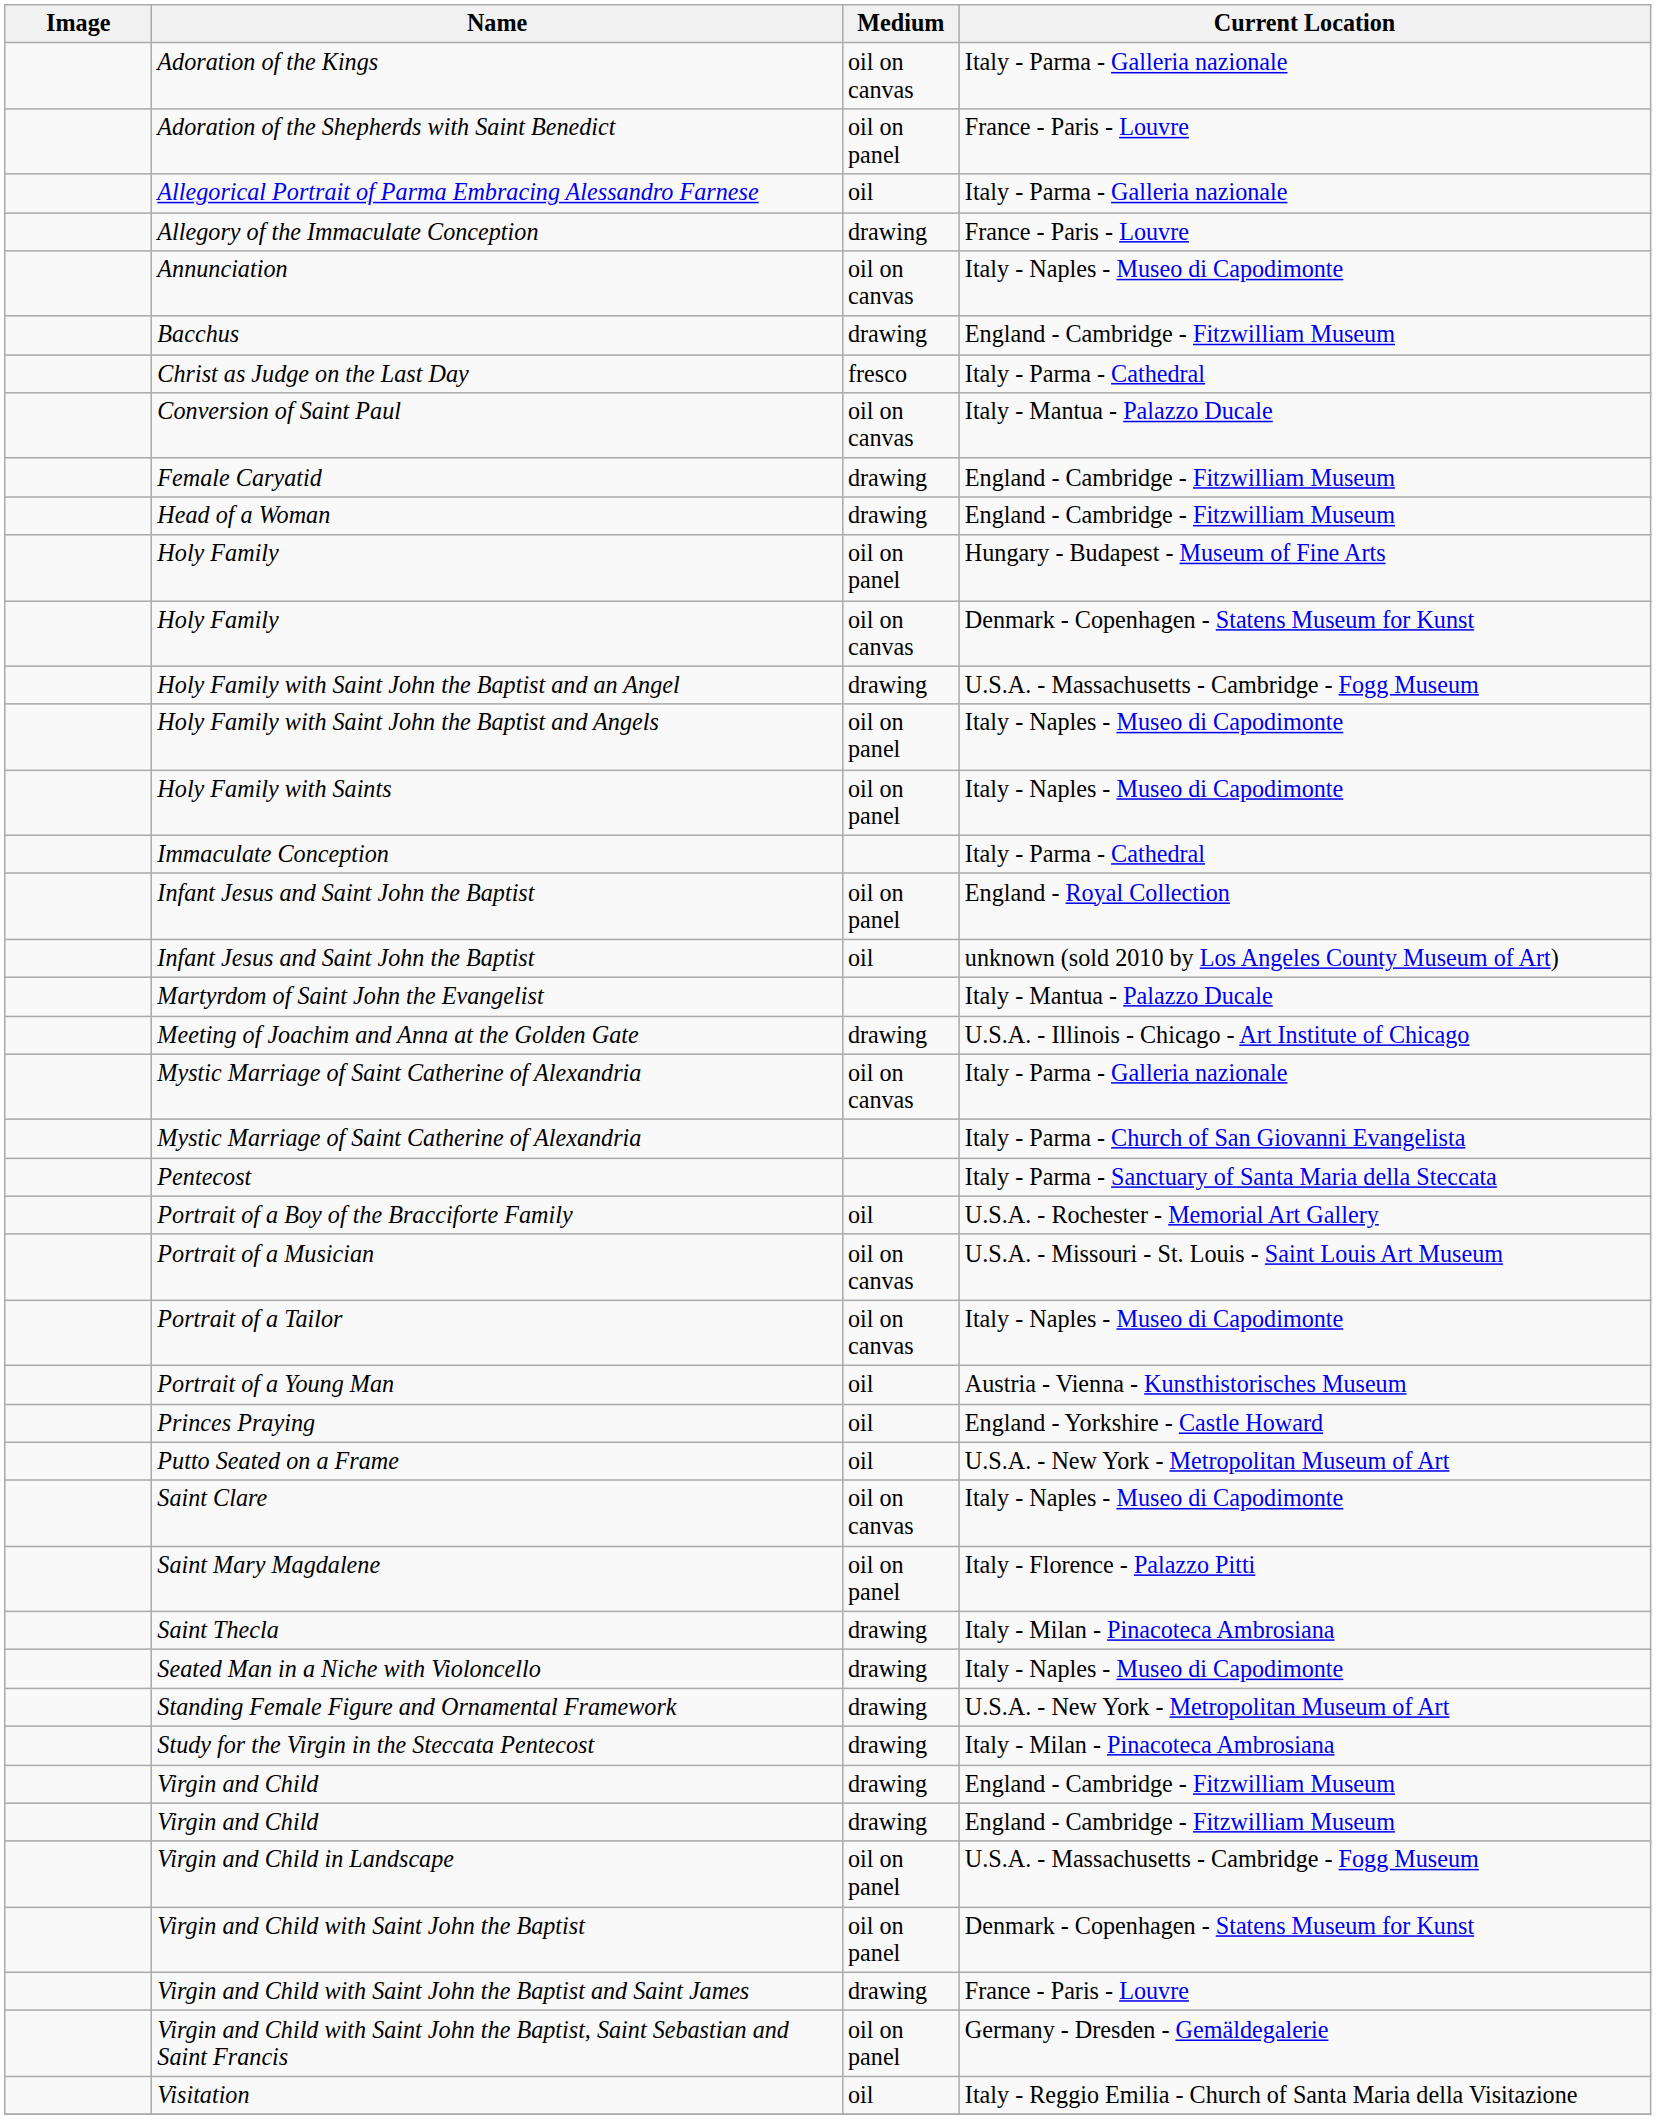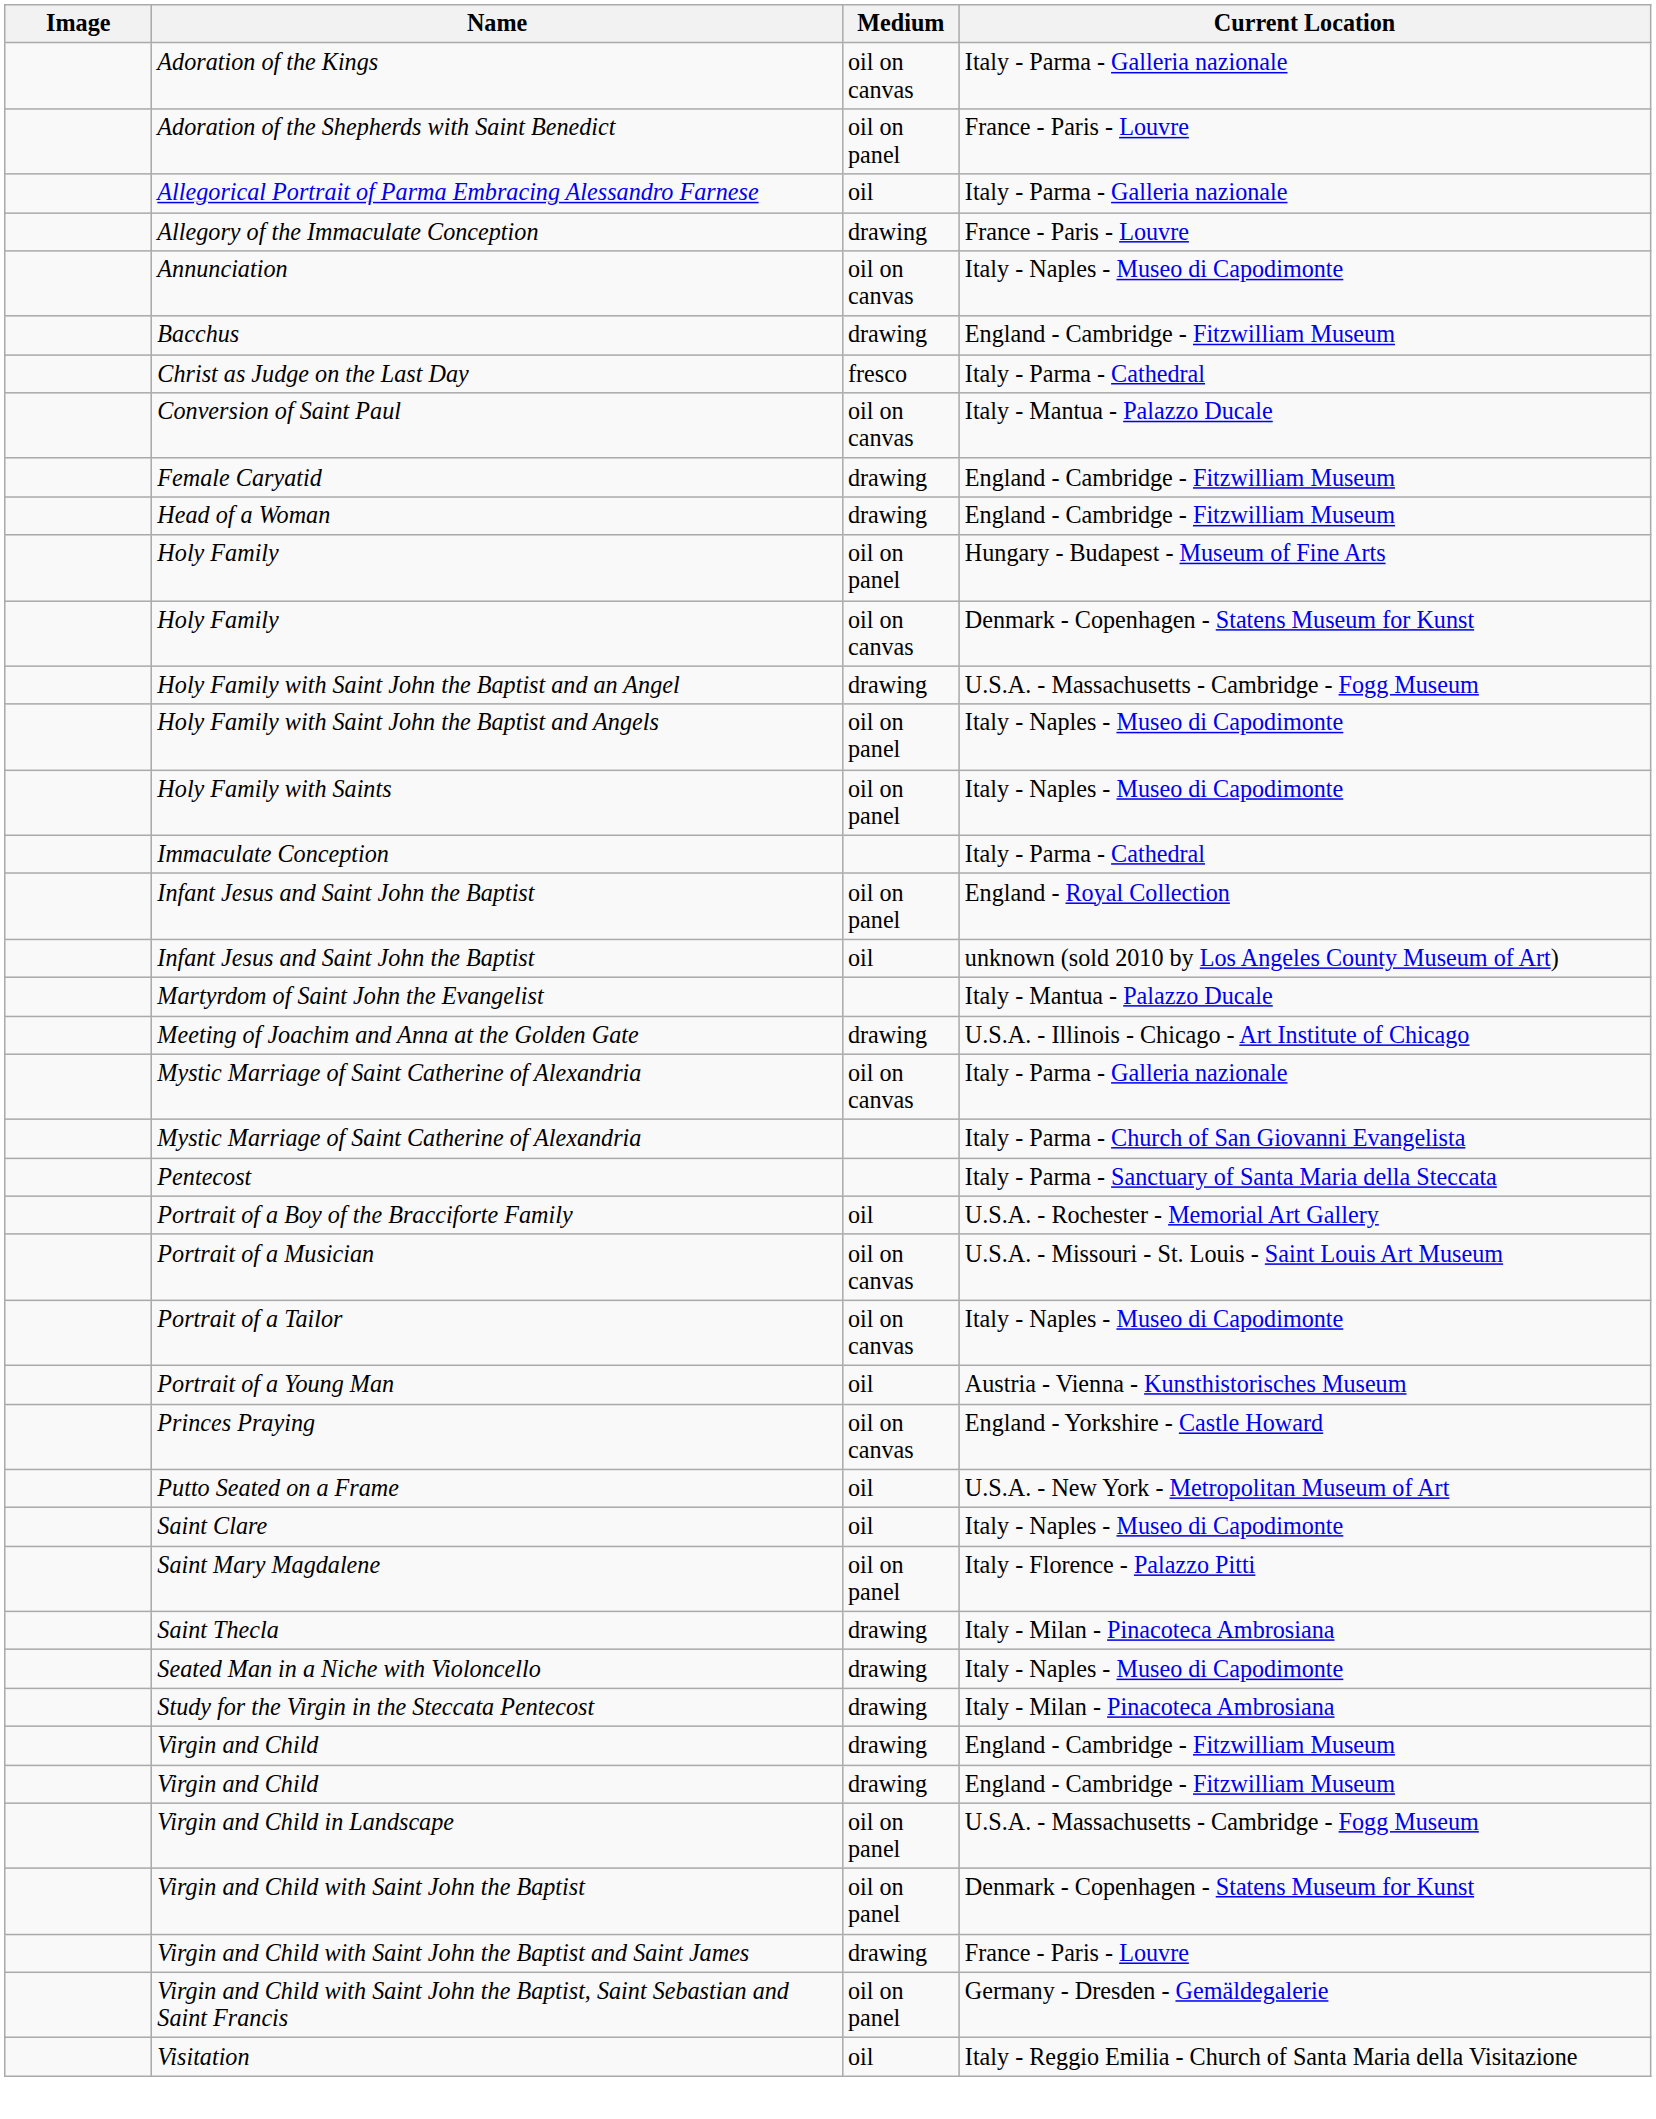(861, 1422) oil -> (881, 1436) oil on canvas
(881, 1512) oil on canvas -> (861, 1526) oil
- row: (417, 1706)
